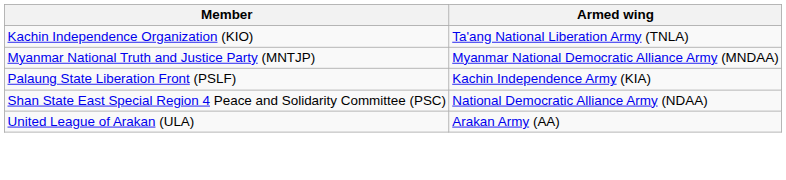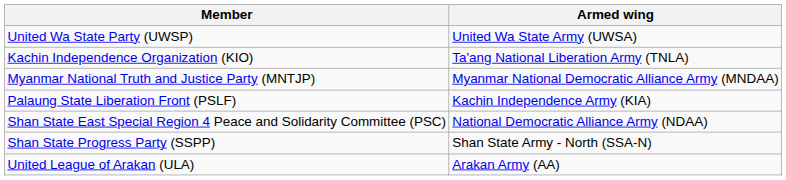+ row: (100, 36)
+ row: (111, 143)
